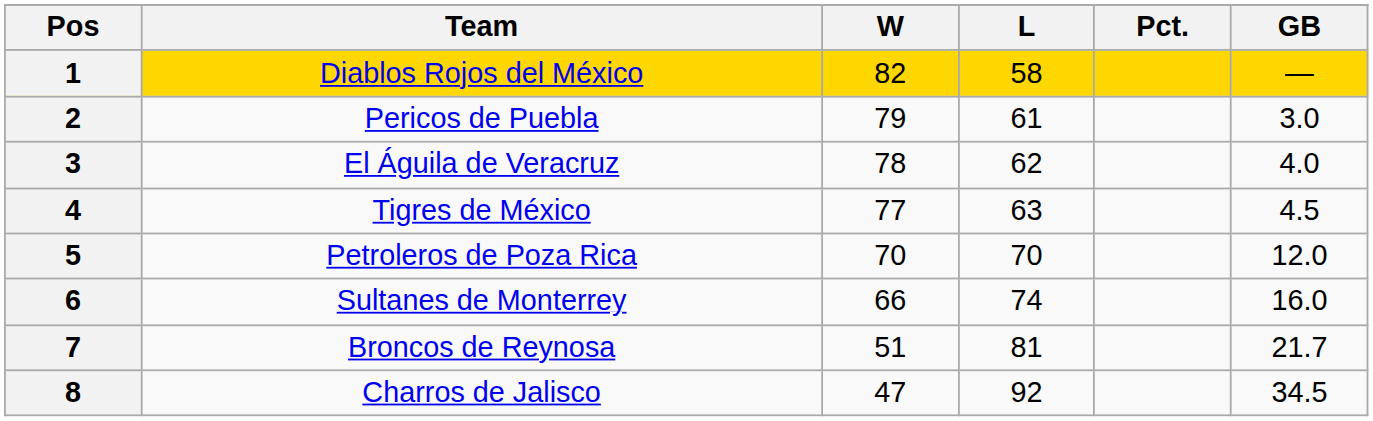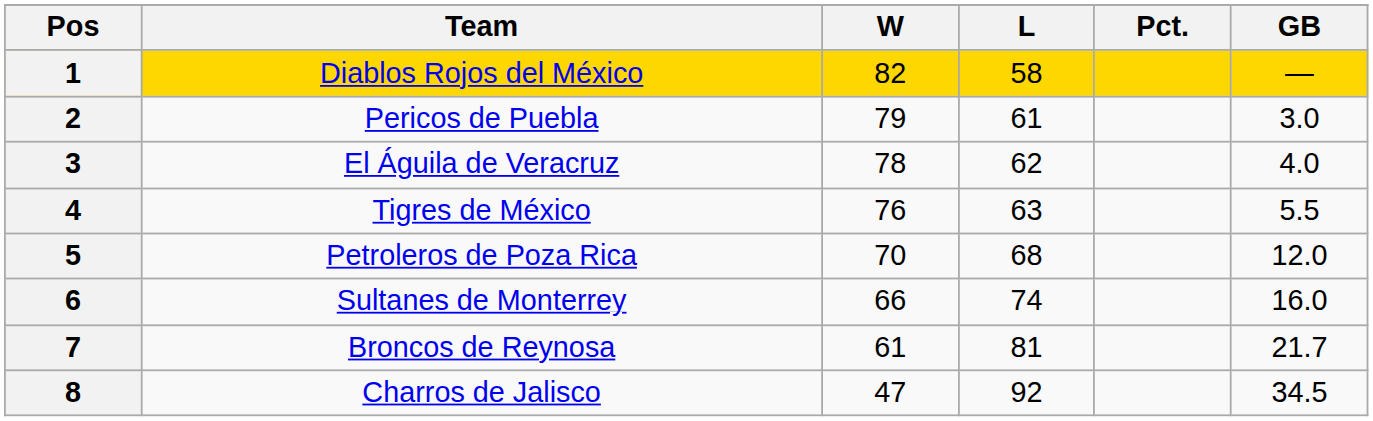(890, 210) 77 -> (890, 210) 76
(1299, 210) 4.5 -> (1299, 210) 5.5
(1026, 255) 70 -> (1026, 255) 68
(890, 347) 51 -> (890, 347) 61
